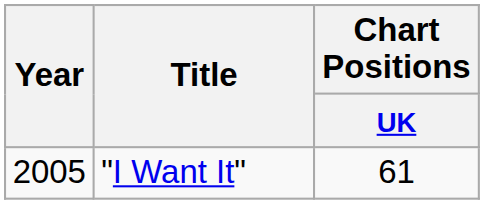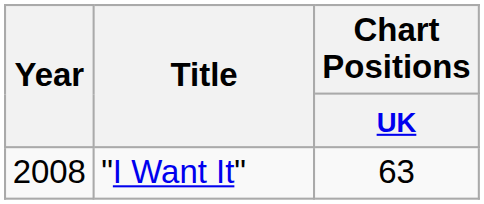(49, 172) 2005 -> (49, 172) 2008
(396, 172) 61 -> (396, 172) 63
